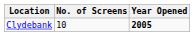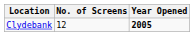(61, 25) 10 -> (61, 25) 12
